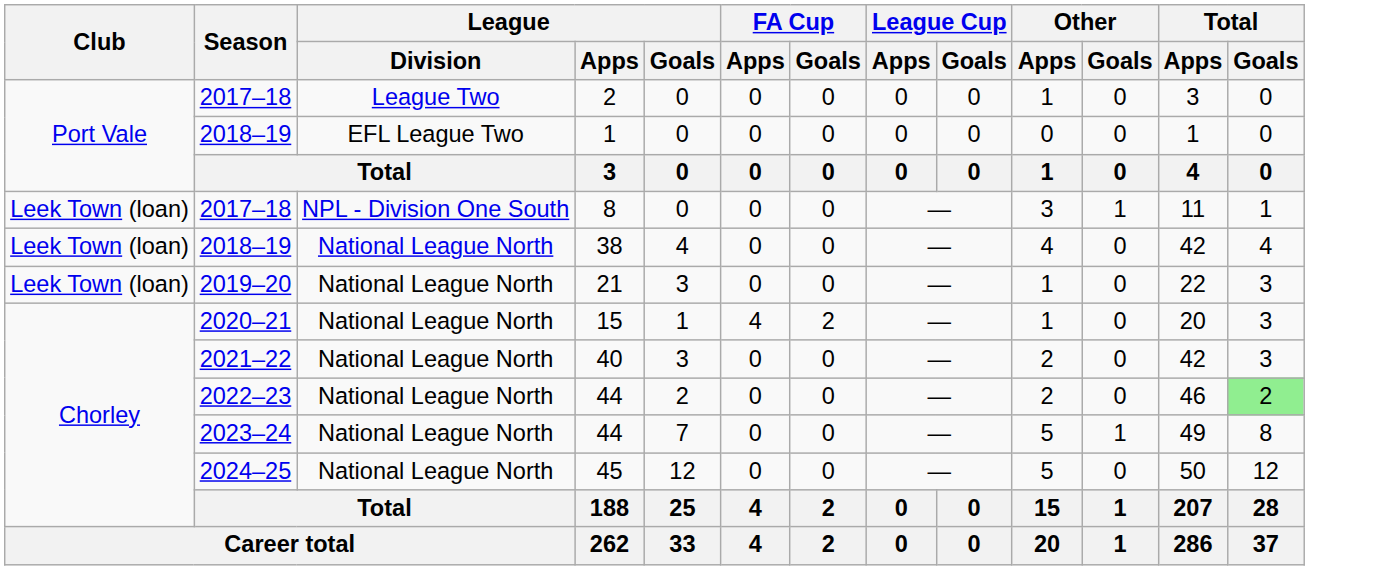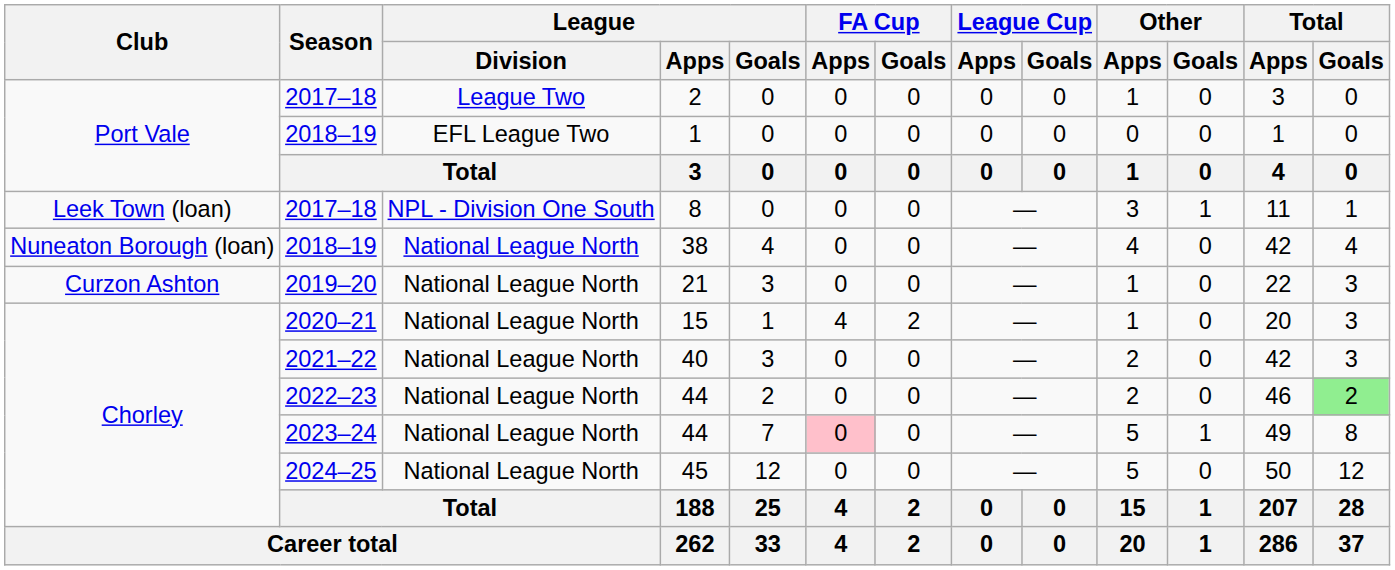(100, 246) Leek Town (loan) -> (142, 246) Nuneaton Borough (loan)
(100, 284) Leek Town (loan) -> (142, 284) Curzon Ashton
(755, 433) no background -> (841, 433) pink background
